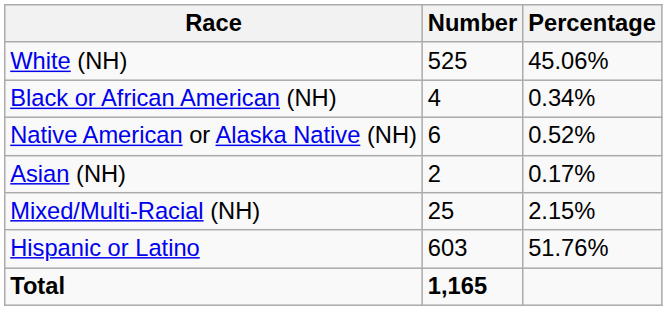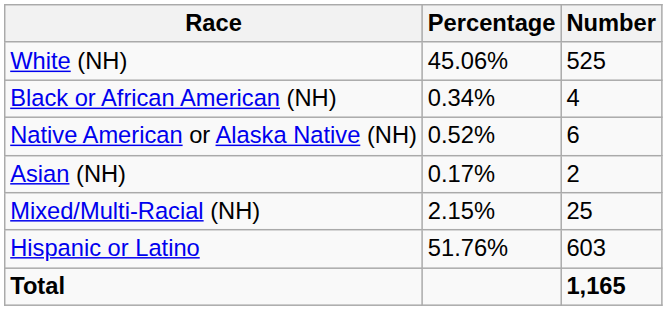columns swapped: (473, 23) <-> (592, 23)
